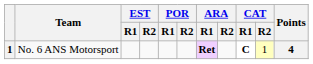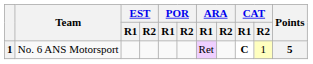(207, 49) bold -> (206, 49) normal
(291, 49) 4 -> (290, 49) 5
